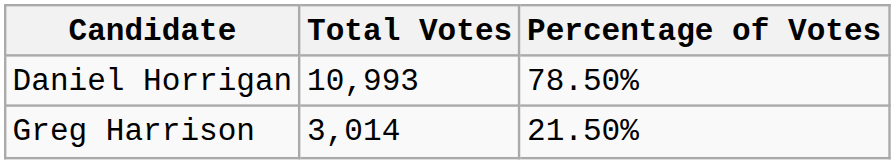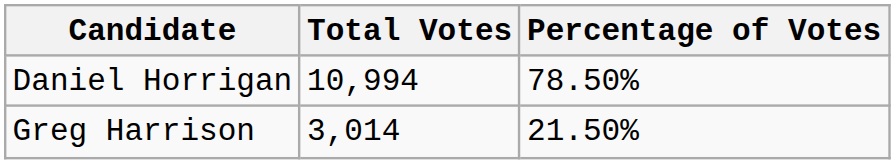(363, 81) 10,993 -> (363, 81) 10,994
